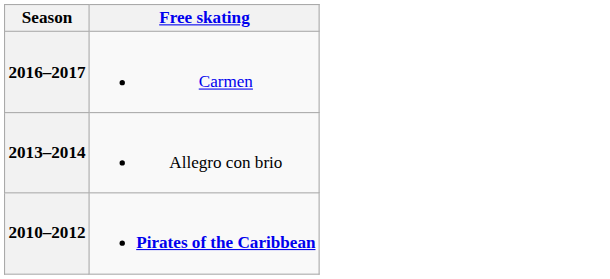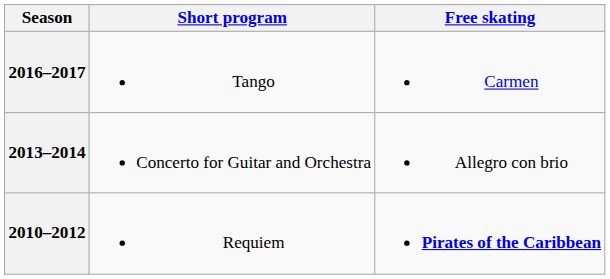+ column: (232, 18)
